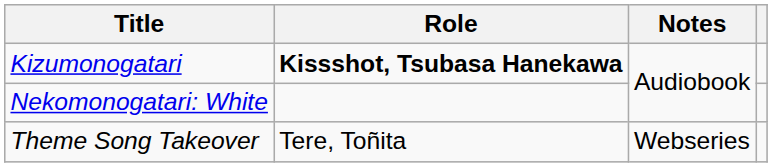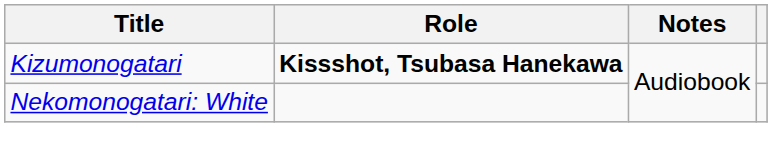- row: (135, 141)
